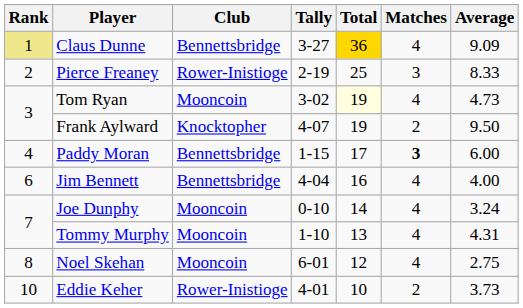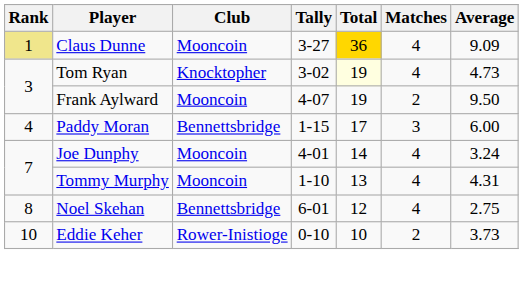(229, 45) Bennettsbridge -> (212, 45) Mooncoin
- row: (107, 72)
(212, 99) Mooncoin -> (221, 72) Knocktopher
(221, 126) Knocktopher -> (212, 99) Mooncoin
(416, 153) bold -> (416, 126) normal
- row: (97, 180)
(314, 208) 0-10 -> (314, 153) 4-01
(212, 262) Mooncoin -> (229, 208) Bennettsbridge
(314, 289) 4-01 -> (314, 235) 0-10
